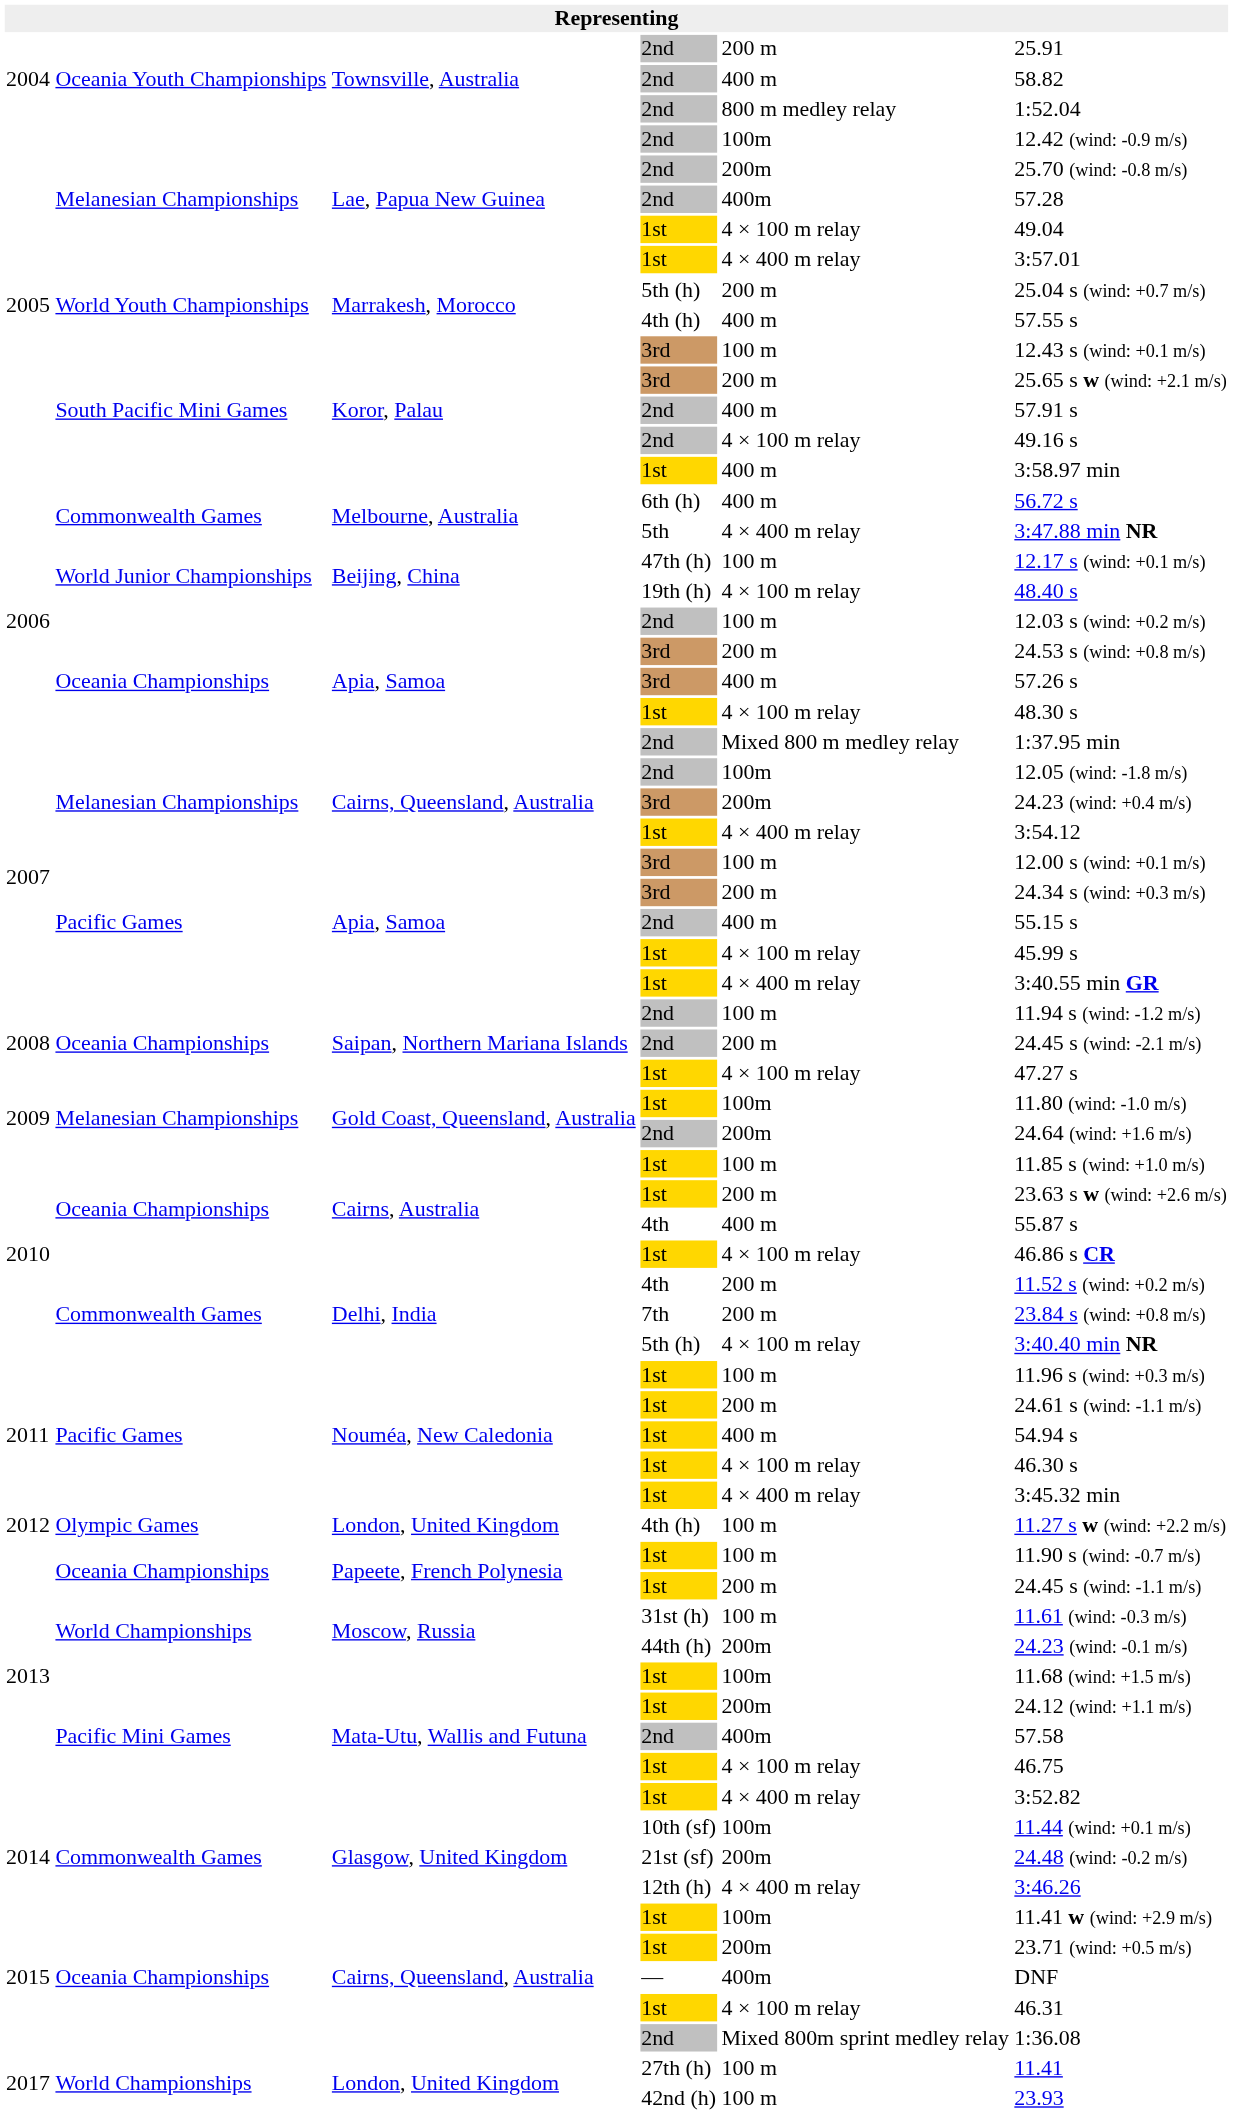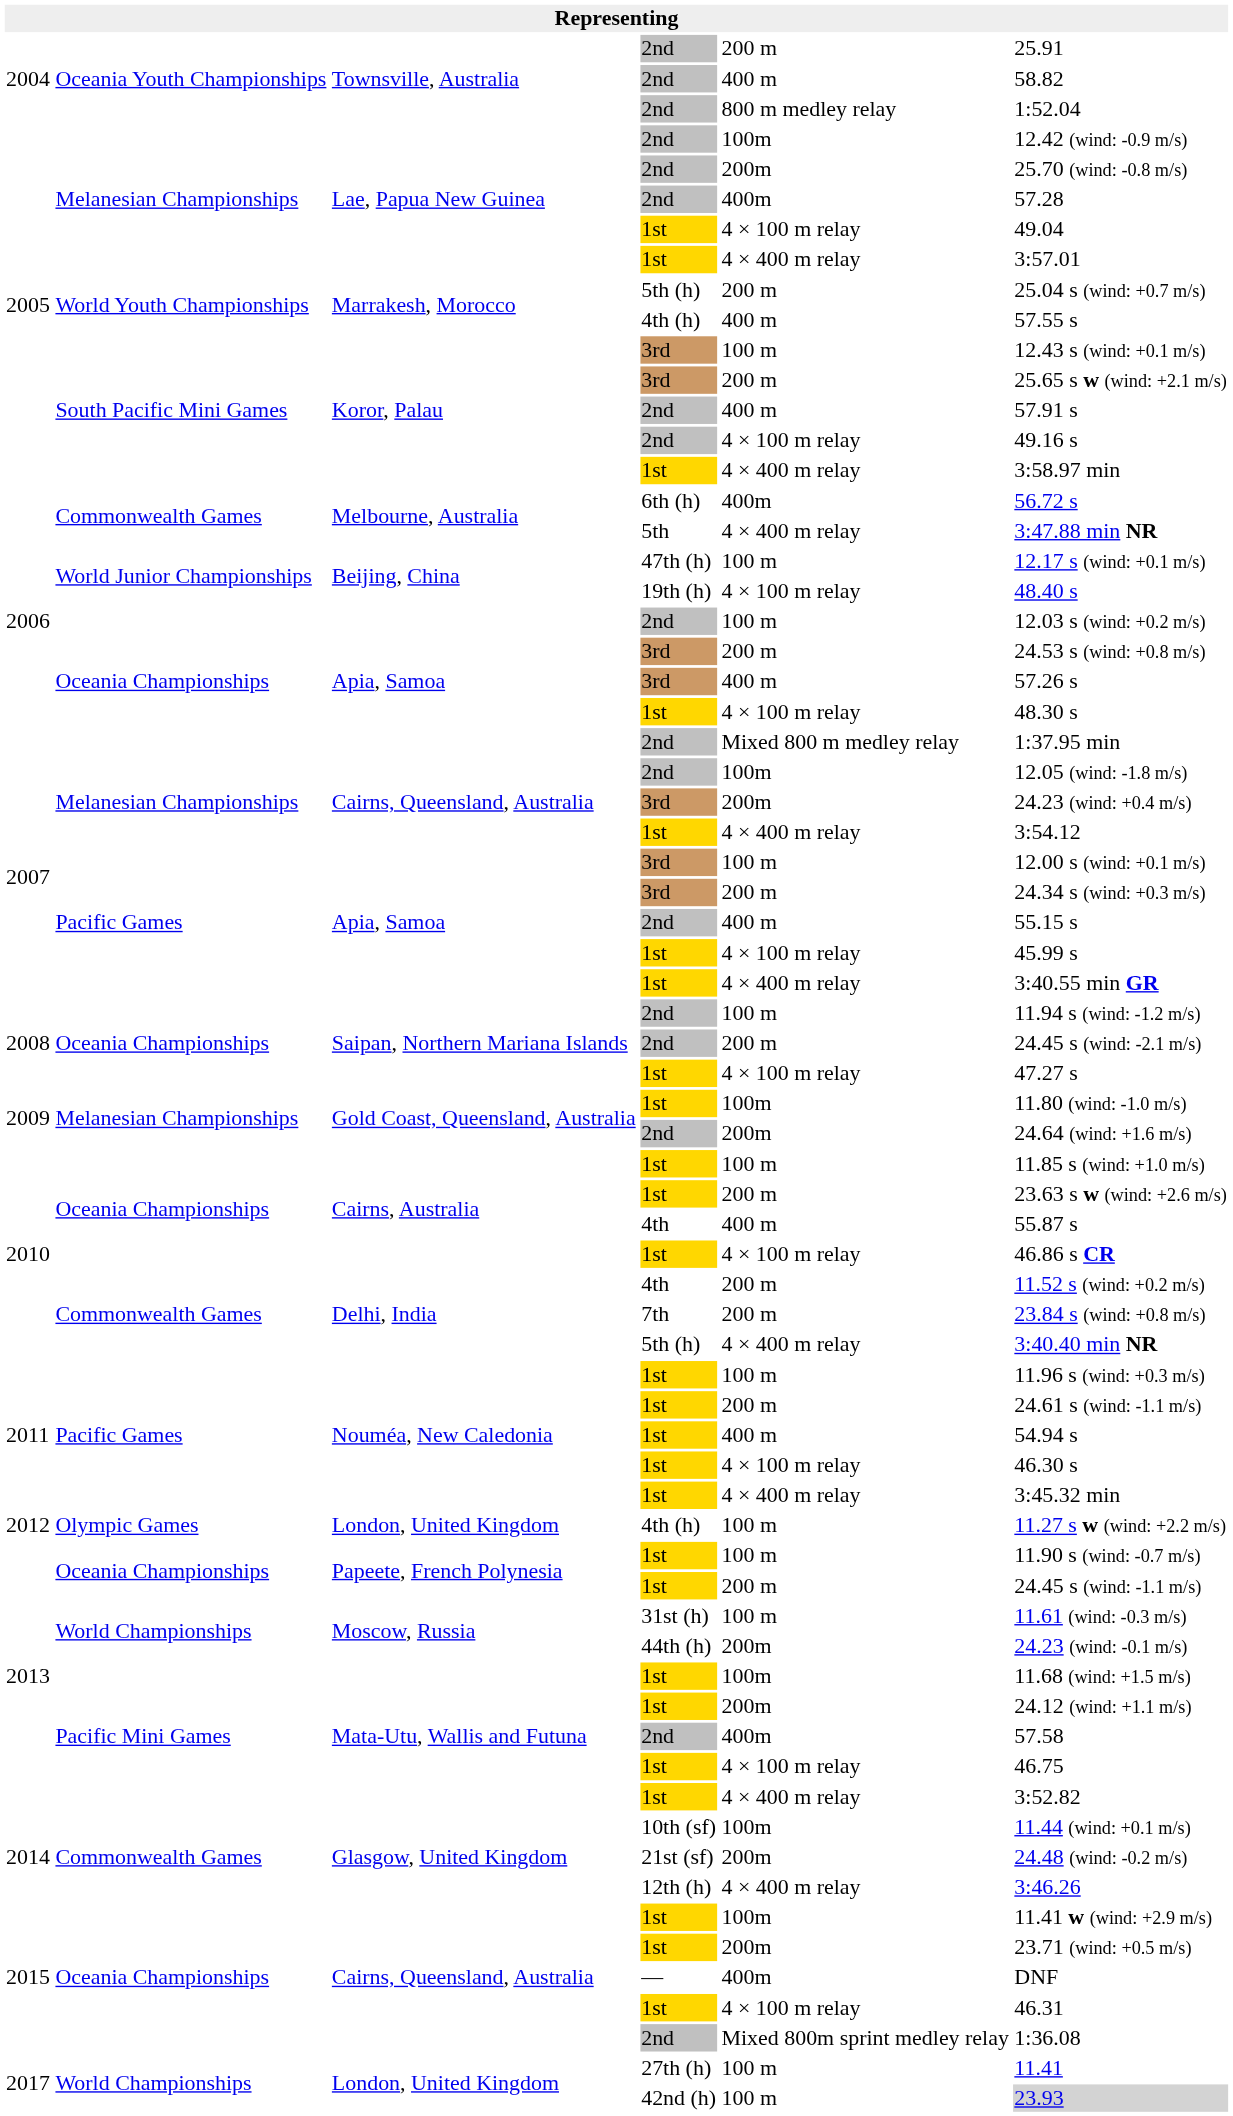(749, 470) 400 m -> (791, 470) 4 × 400 m relay
(749, 500) 400 m -> (746, 500) 400m
(791, 1344) 4 × 100 m relay -> (791, 1344) 4 × 400 m relay
(1039, 2097) no background -> (1039, 2097) lightgrey background
